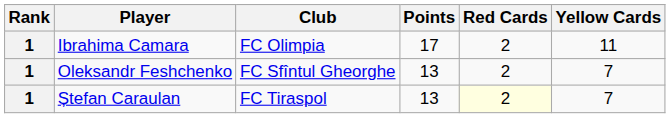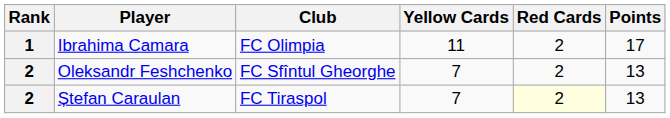columns swapped: (608, 17) <-> (429, 17)
(29, 71) 1 -> (29, 71) 2
(29, 98) 1 -> (29, 98) 2
